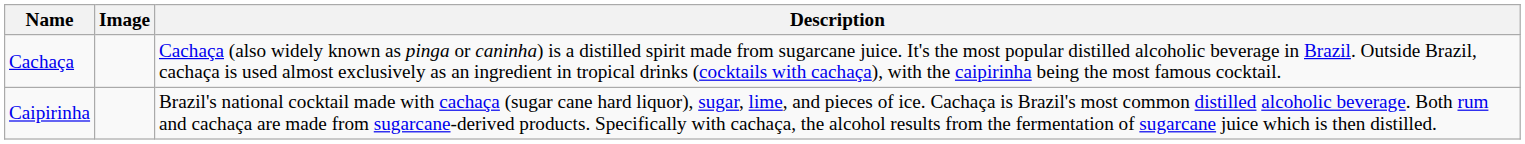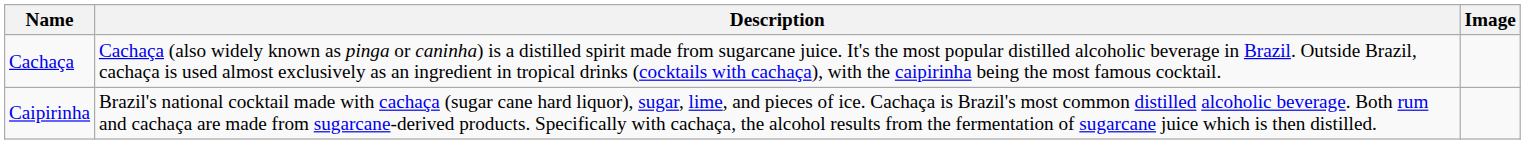columns swapped: (125, 19) <-> (837, 19)
